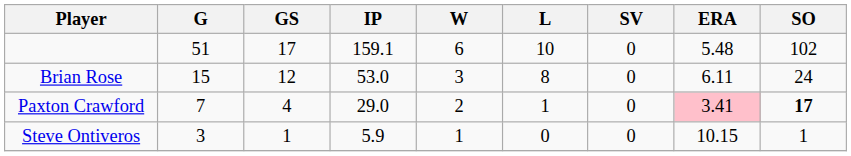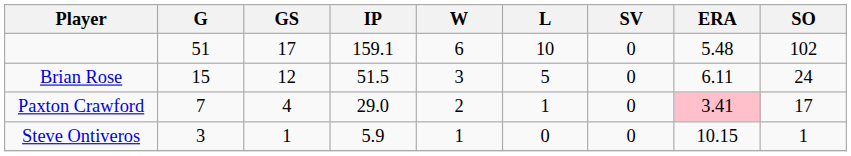(373, 77) 53.0 -> (373, 77) 51.5
(545, 77) 8 -> (545, 77) 5
(803, 106) bold -> (803, 106) normal
